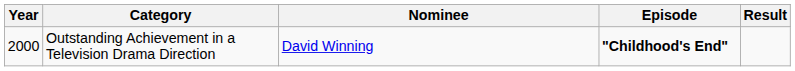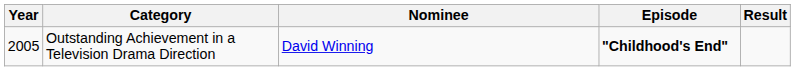(24, 46) 2000 -> (24, 46) 2005
